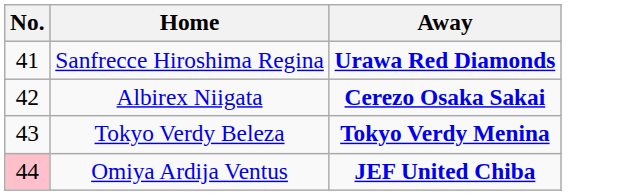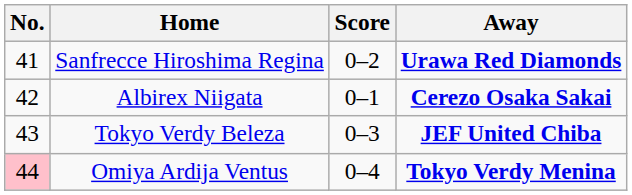+ column: (362, 23)
(445, 134) Tokyo Verdy Menina -> (511, 134) JEF United Chiba
(445, 171) JEF United Chiba -> (511, 171) Tokyo Verdy Menina
